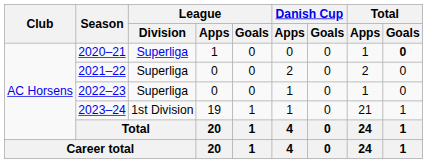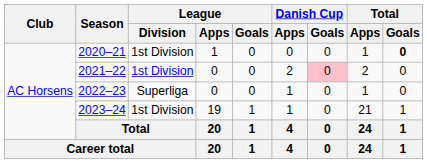(162, 52) Superliga -> (162, 52) 1st Division
(162, 71) Superliga -> (162, 71) 1st Division
(327, 71) no background -> (327, 71) pink background
